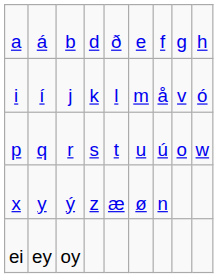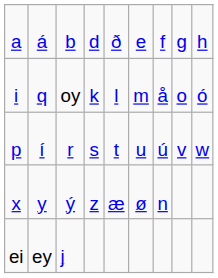(42, 96) í -> (42, 96) q
(70, 96) j -> (70, 96) oy
(182, 96) v -> (182, 96) o
(42, 150) q -> (42, 150) í
(182, 150) o -> (182, 150) v
(70, 257) oy -> (63, 257) j
